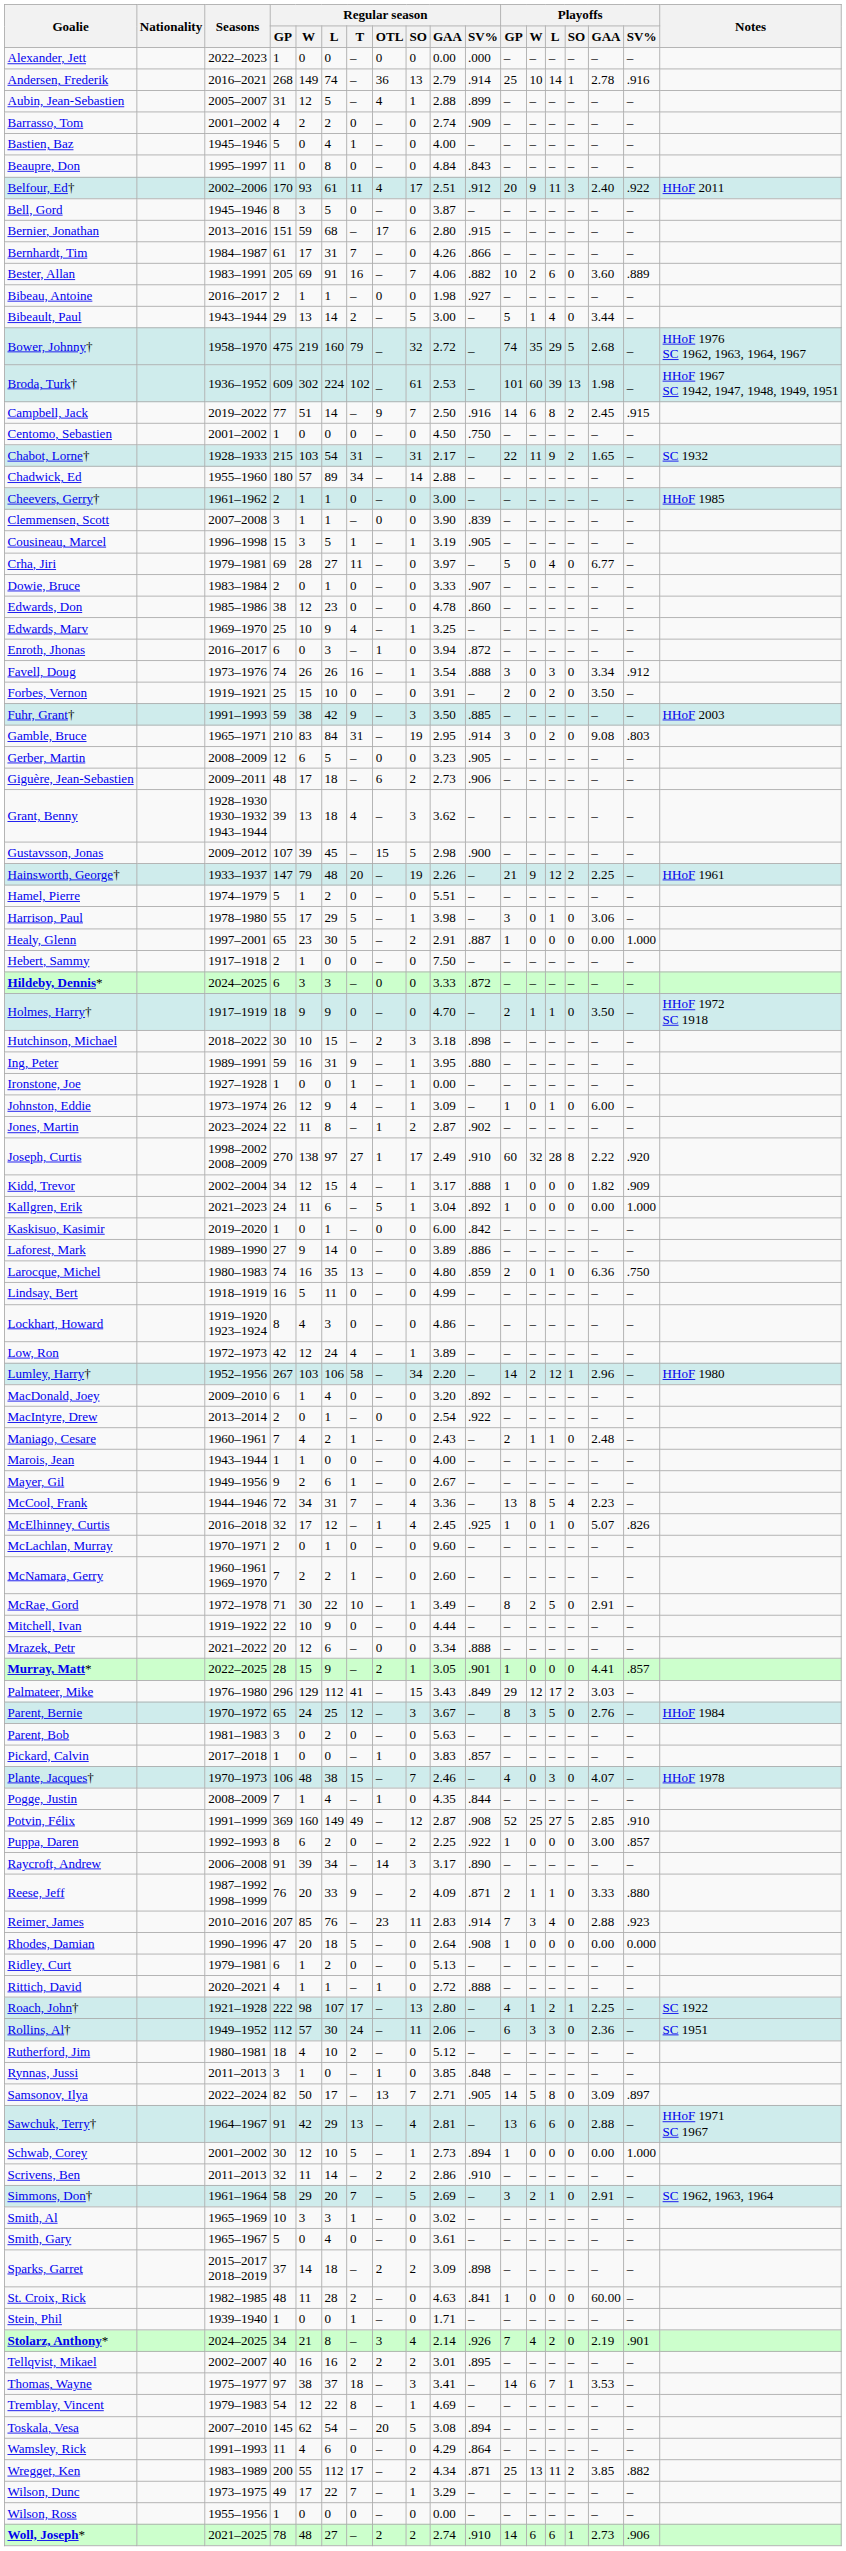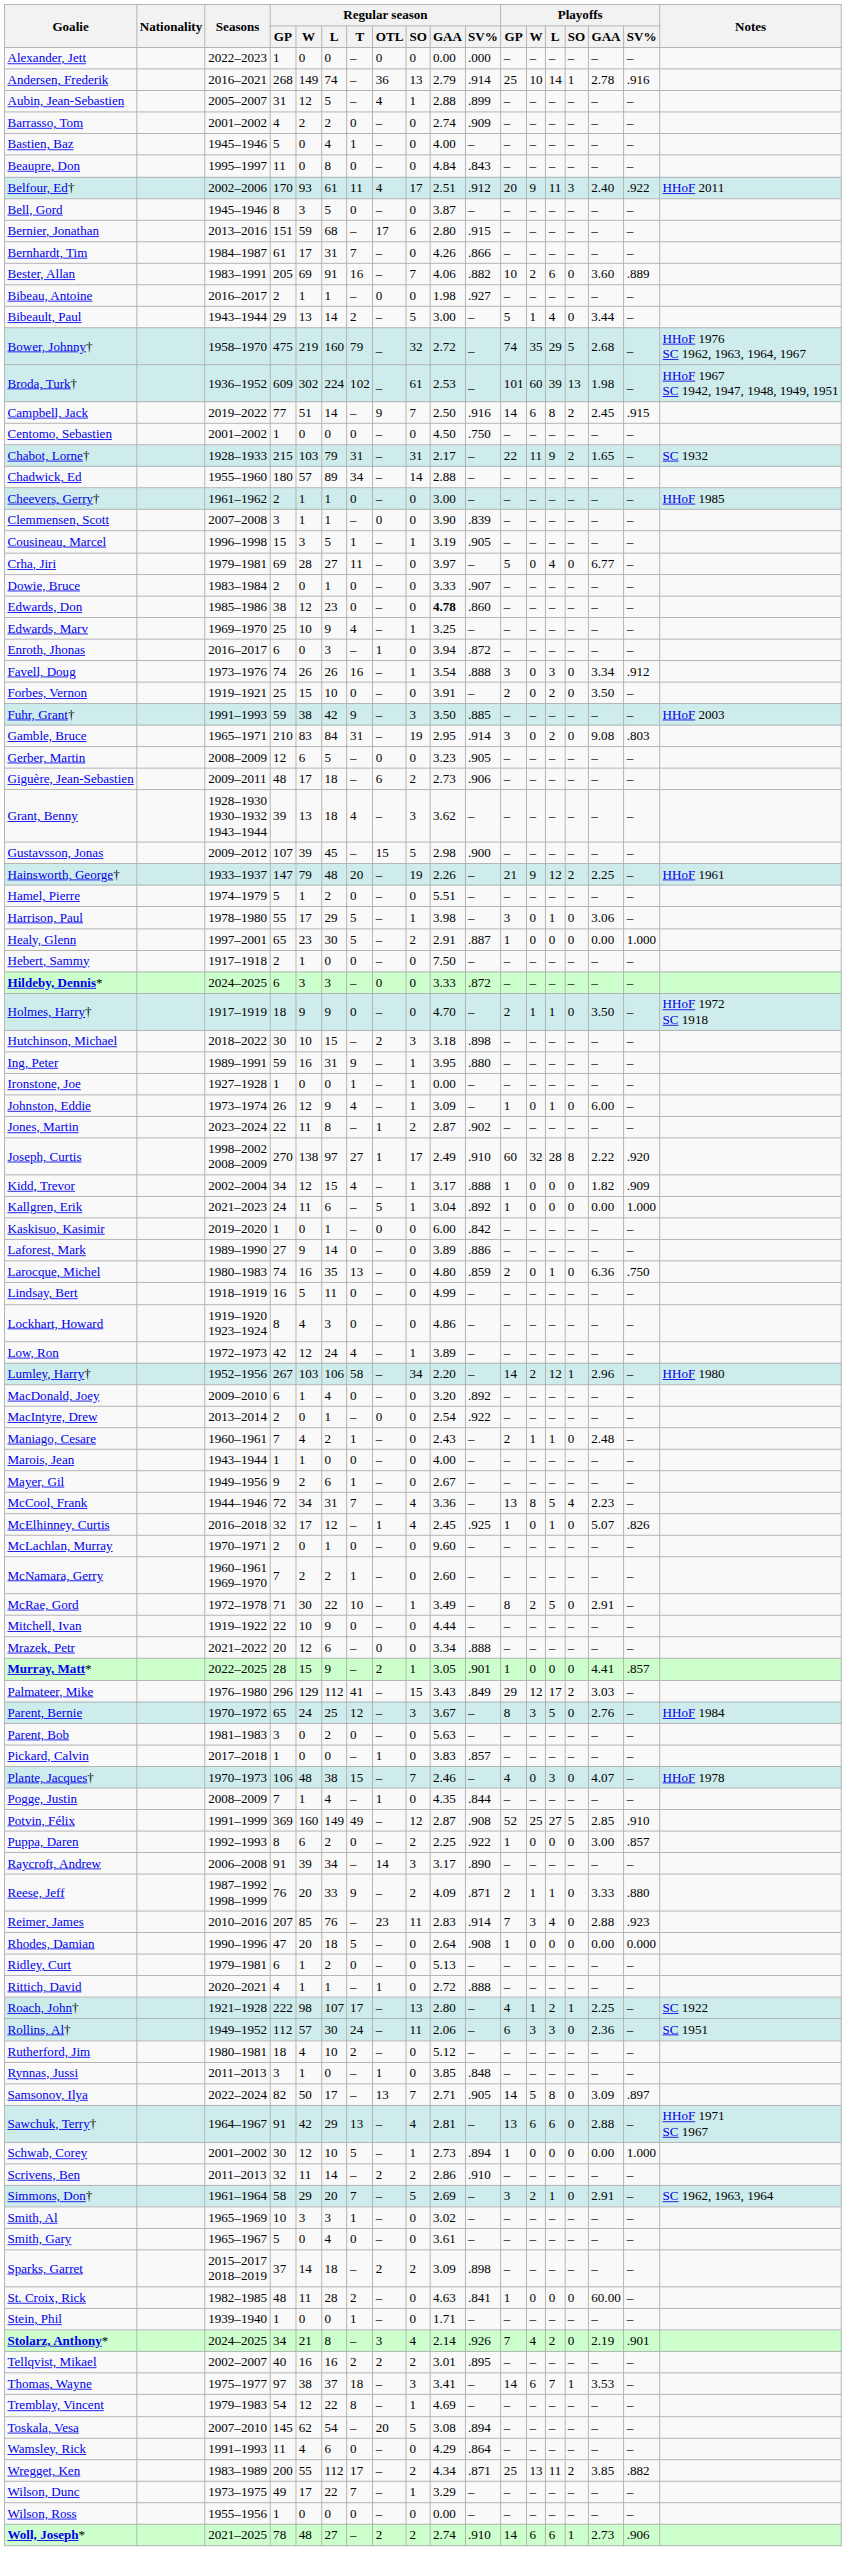(331, 455) 54 -> (331, 455) 79
(444, 606) normal -> (444, 606) bold
